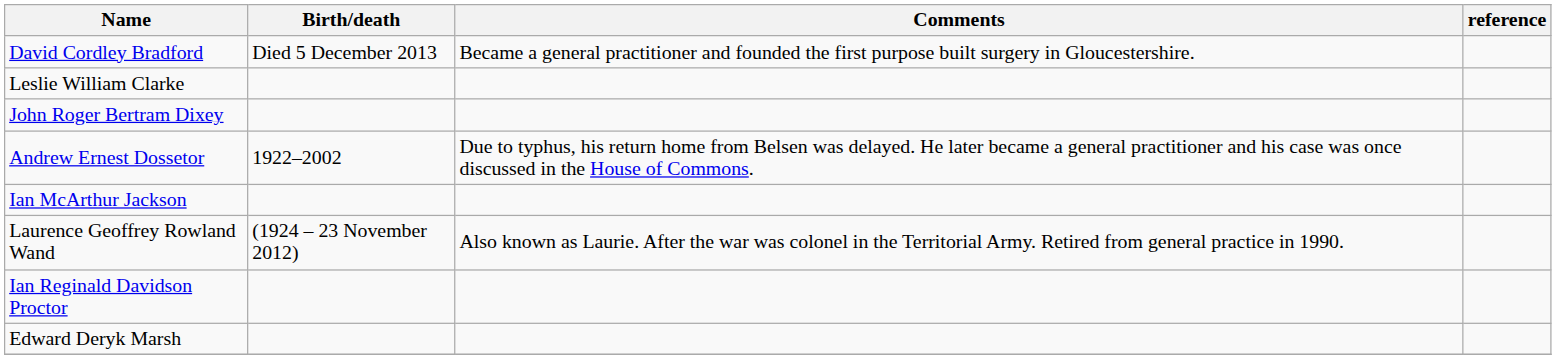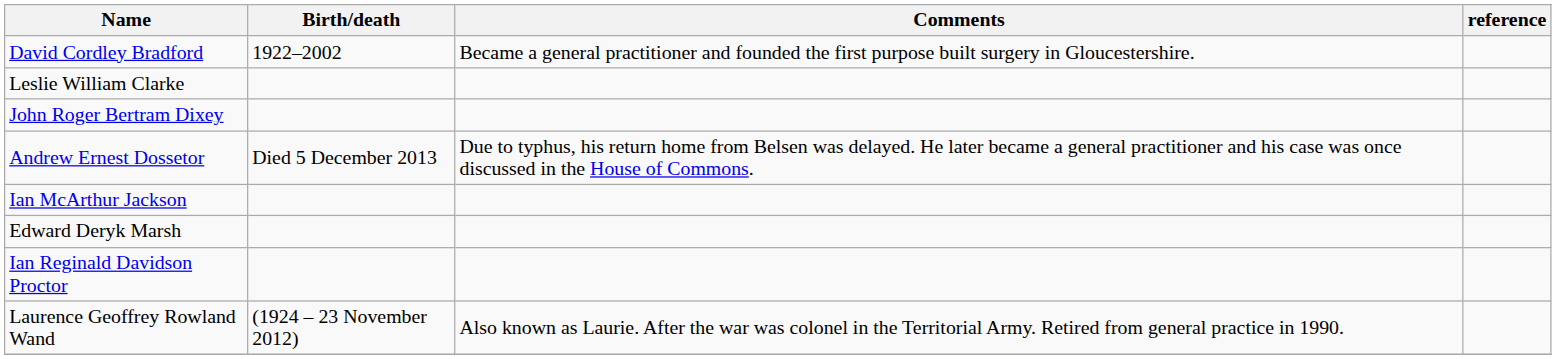(345, 51) Died 5 December 2013 -> (297, 51) 1922–2002
(297, 157) 1922–2002 -> (345, 157) Died 5 December 2013
rows swapped: (95, 338) <-> (122, 242)
